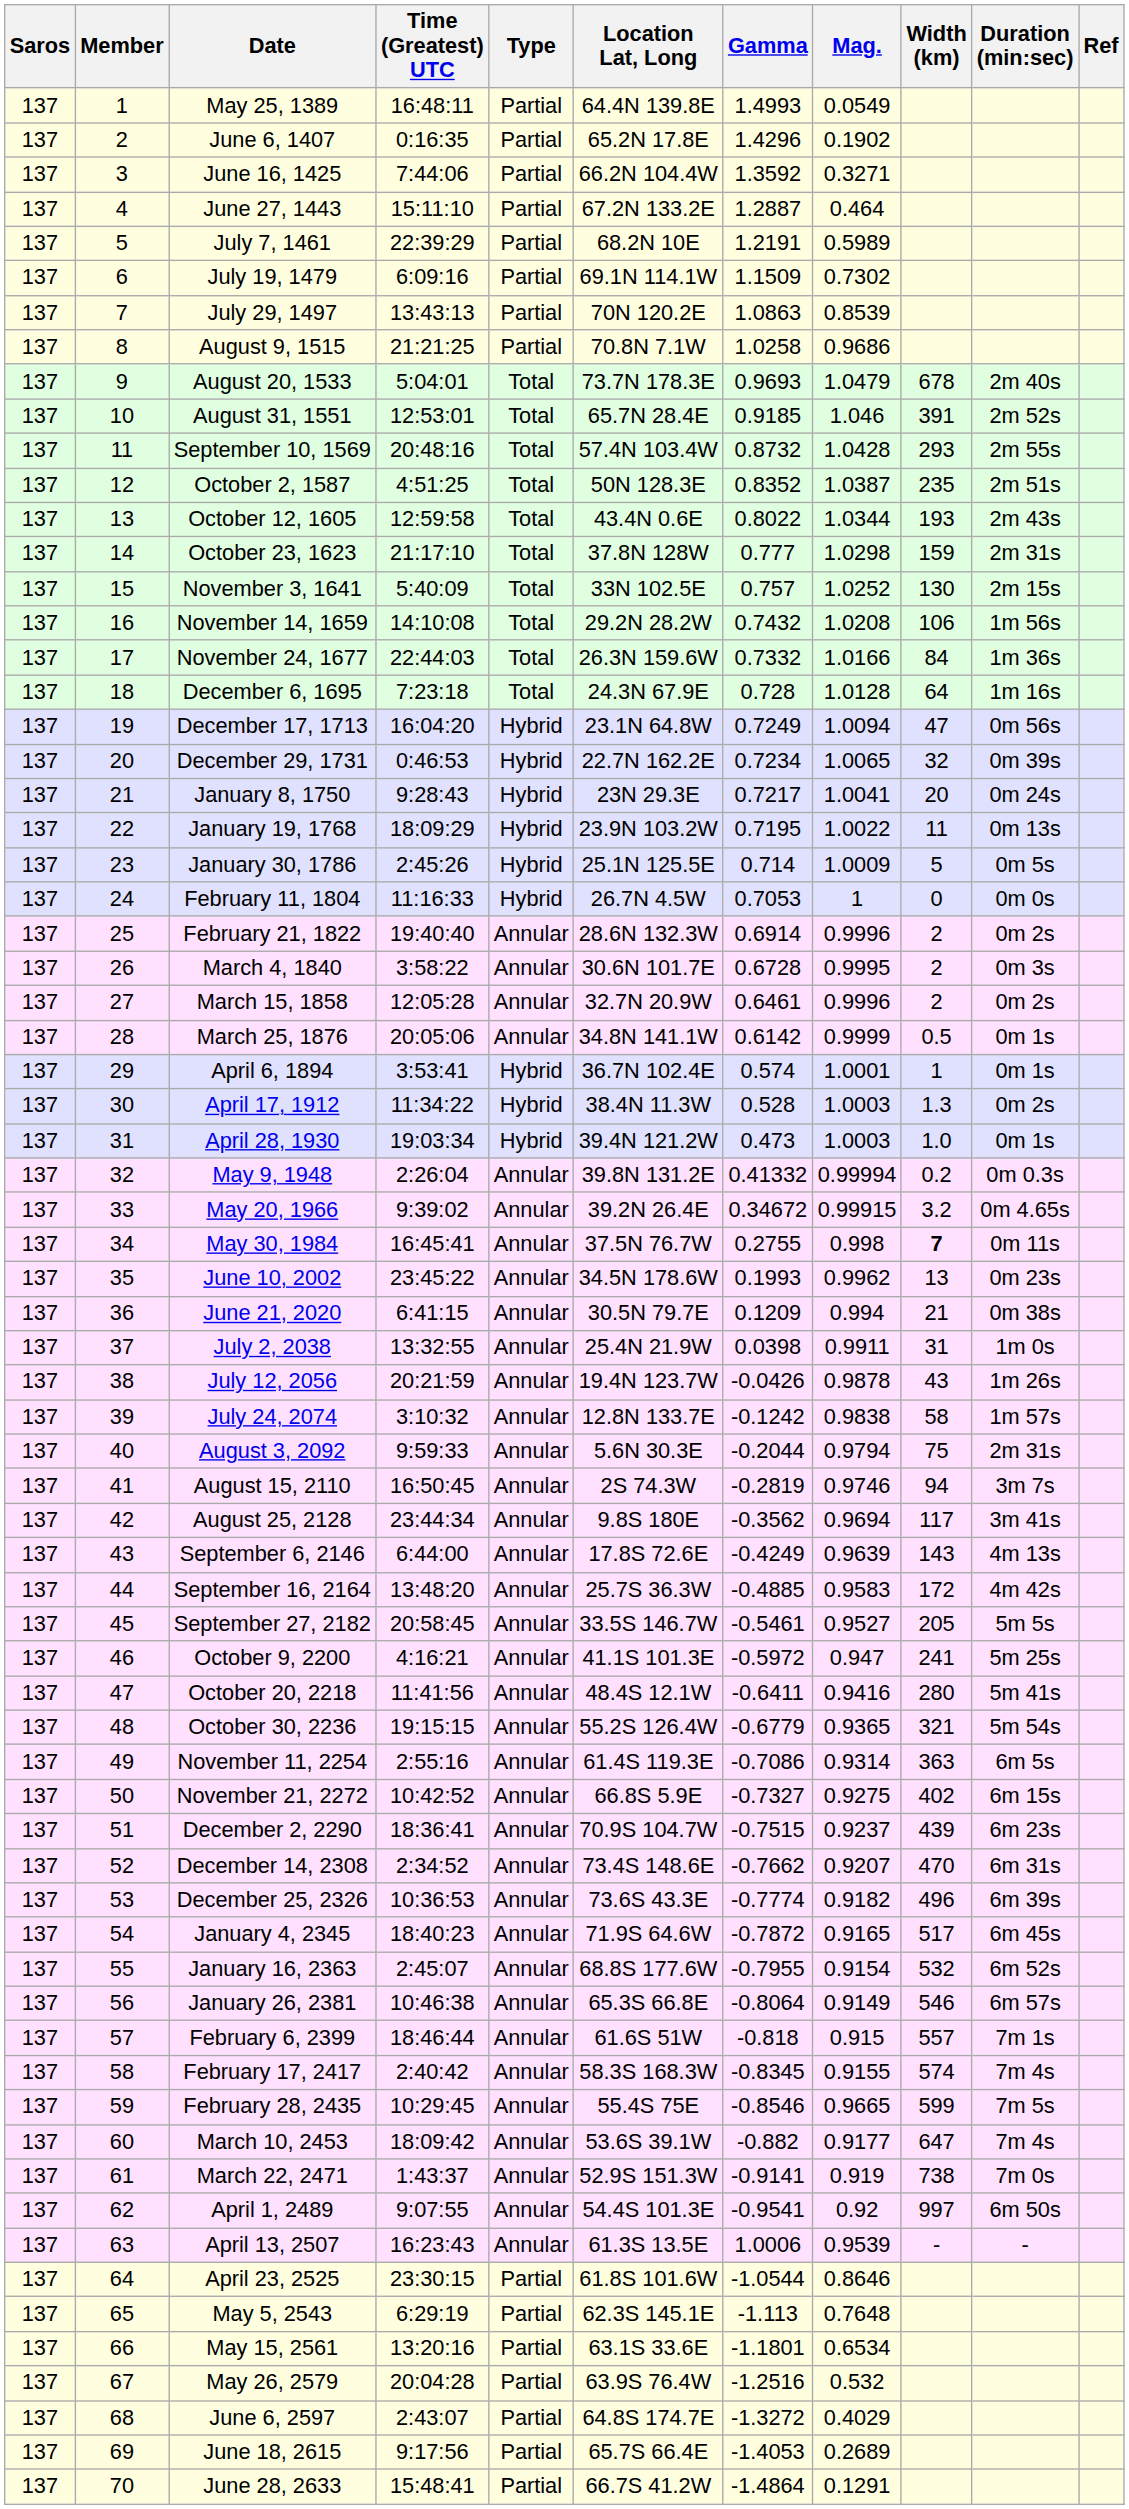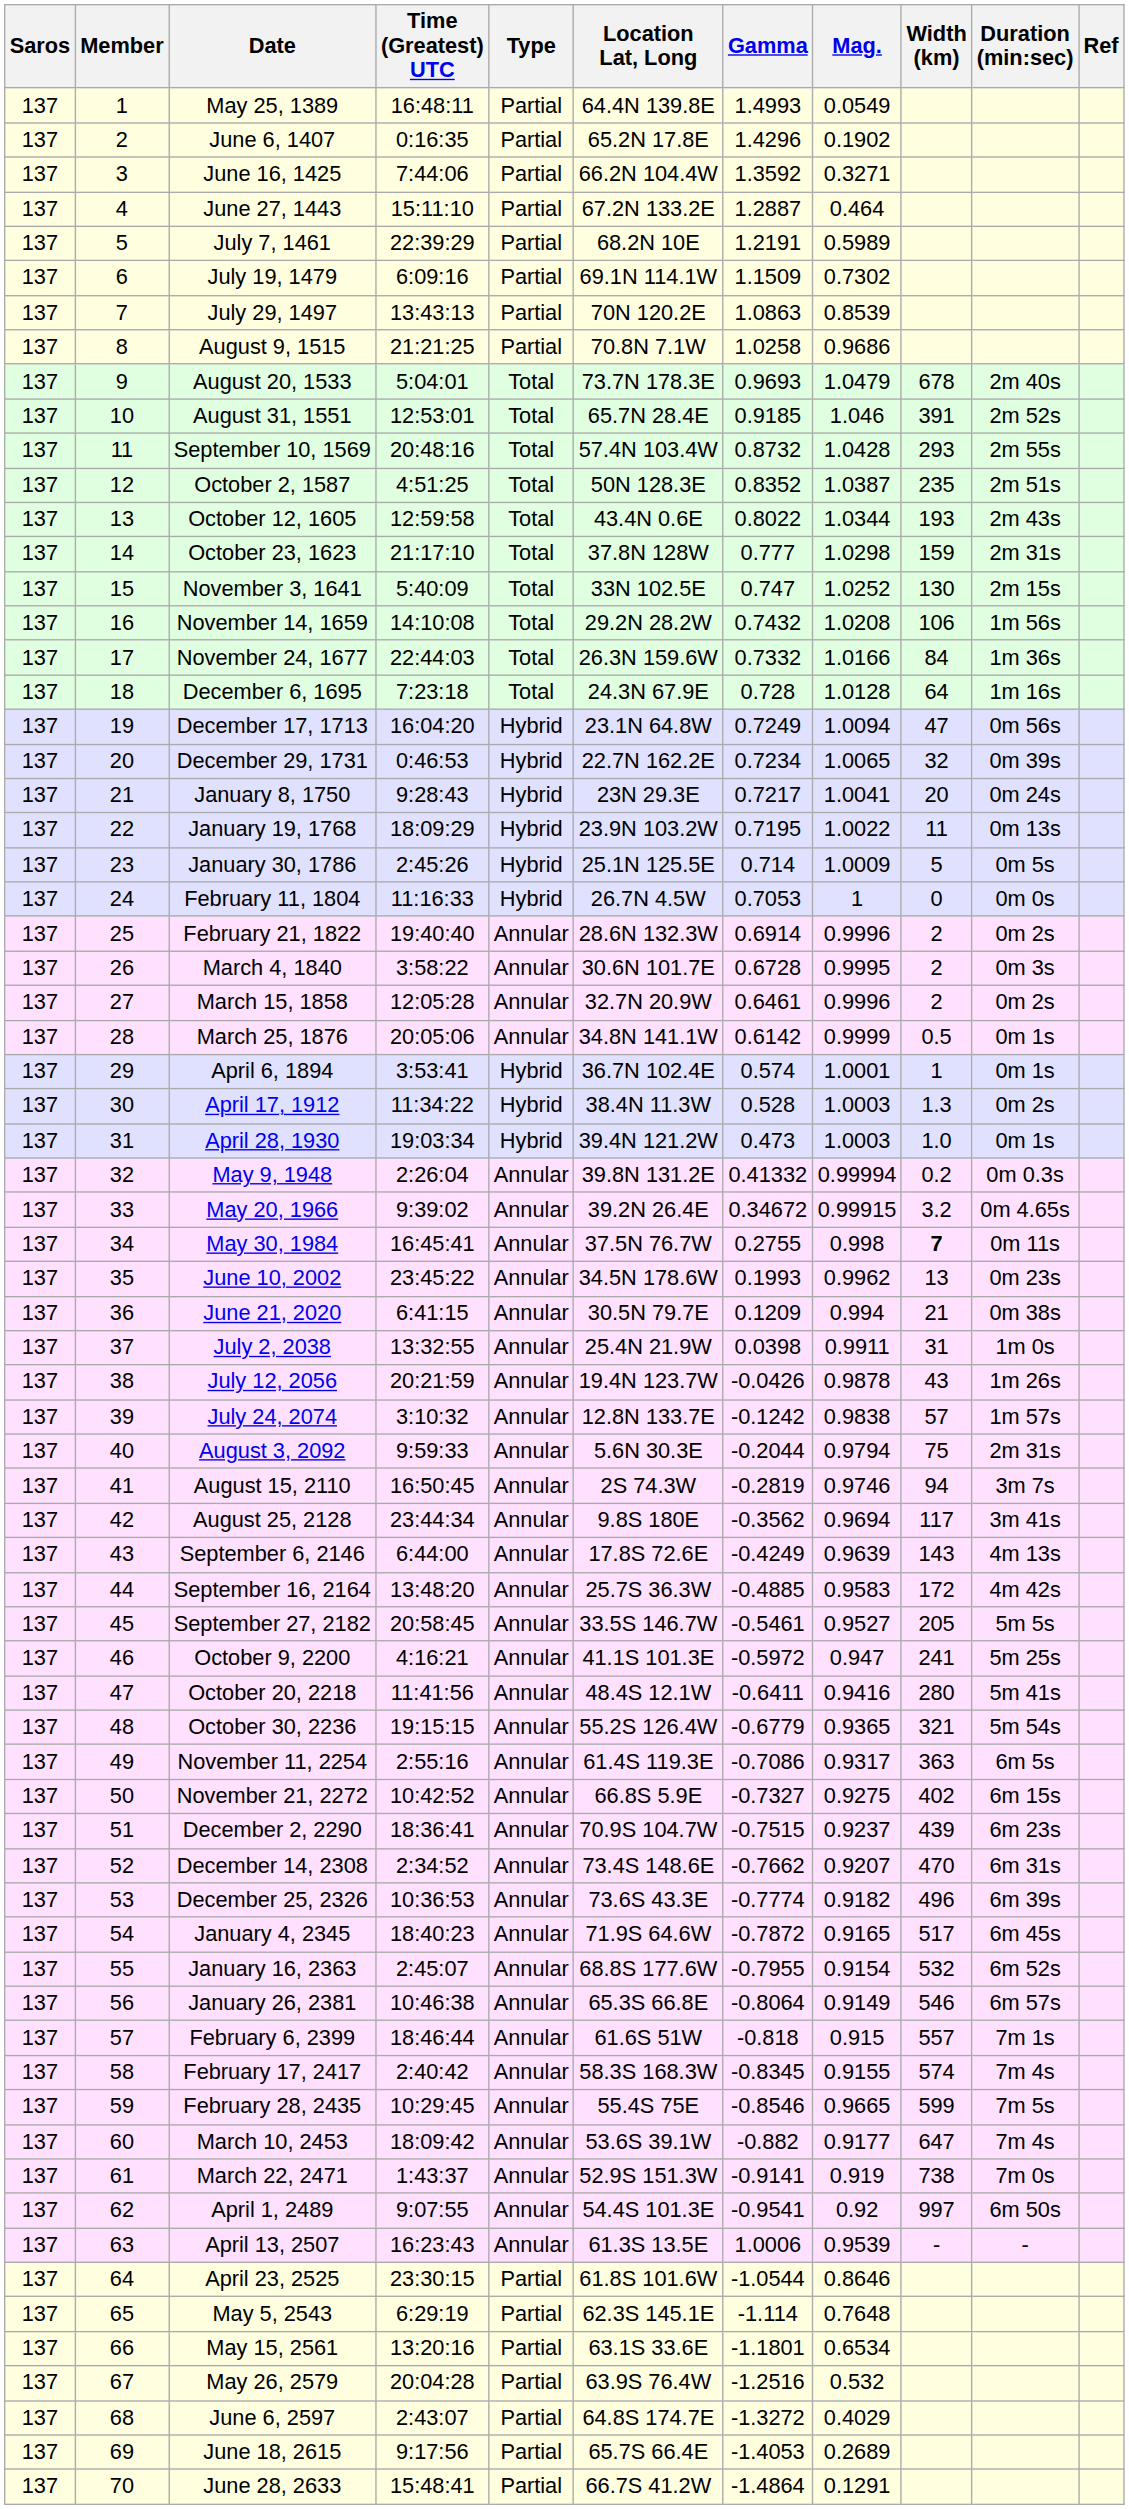(768, 588) 0.757 -> (768, 588) 0.747
(937, 1416) 58 -> (937, 1416) 57
(857, 1761) 0.9314 -> (857, 1761) 0.9317
(768, 2313) -1.113 -> (768, 2313) -1.114
